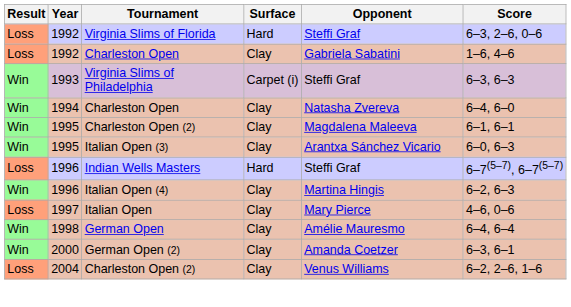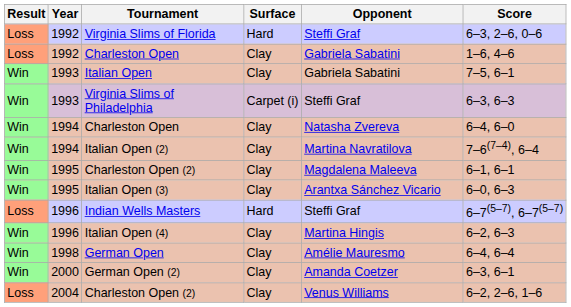+ row: (65, 73)
+ row: (65, 148)
- row: (65, 209)
